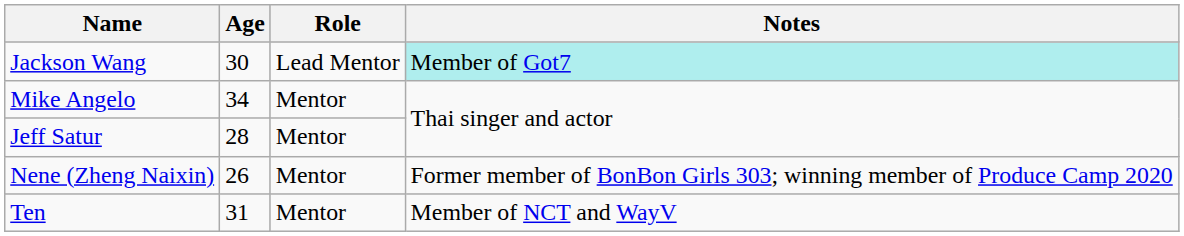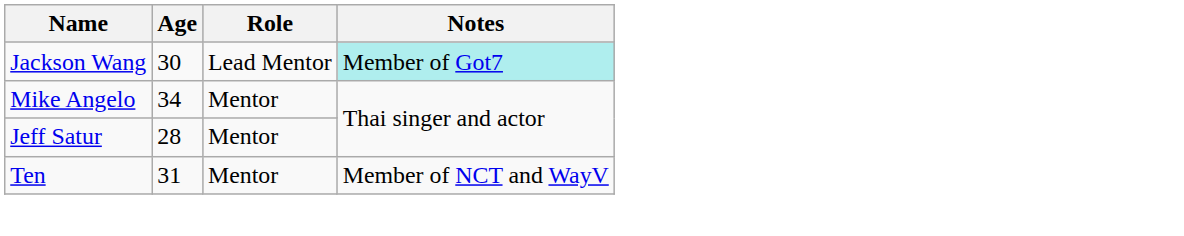- row: (112, 174)
